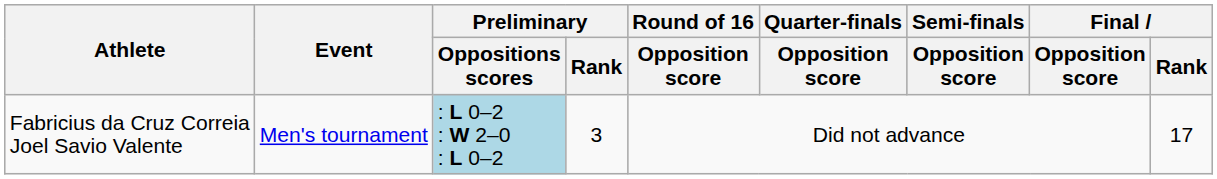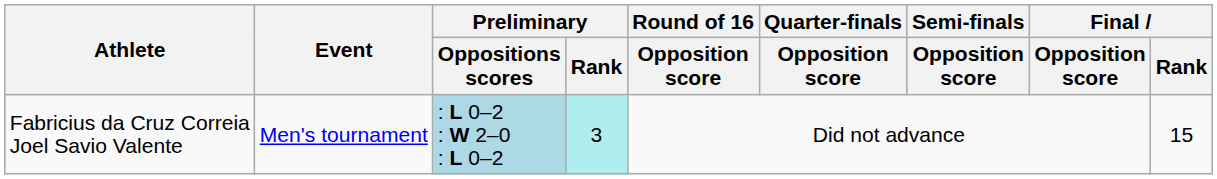(596, 134) no background -> (596, 134) paleturquoise background
(1181, 134) 17 -> (1181, 134) 15
